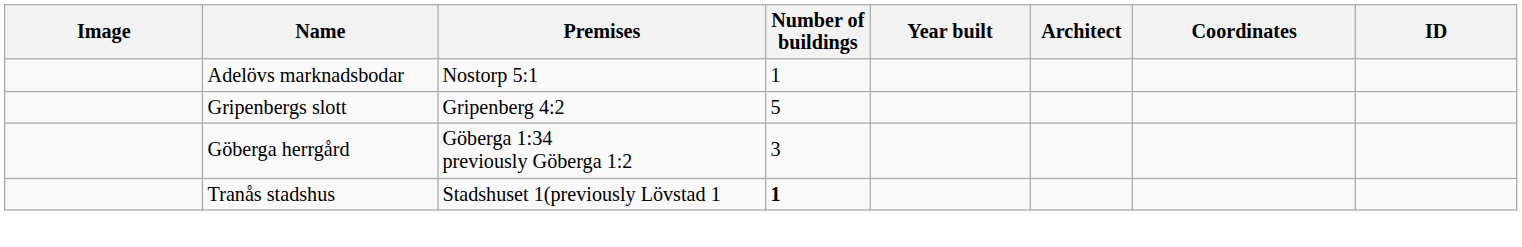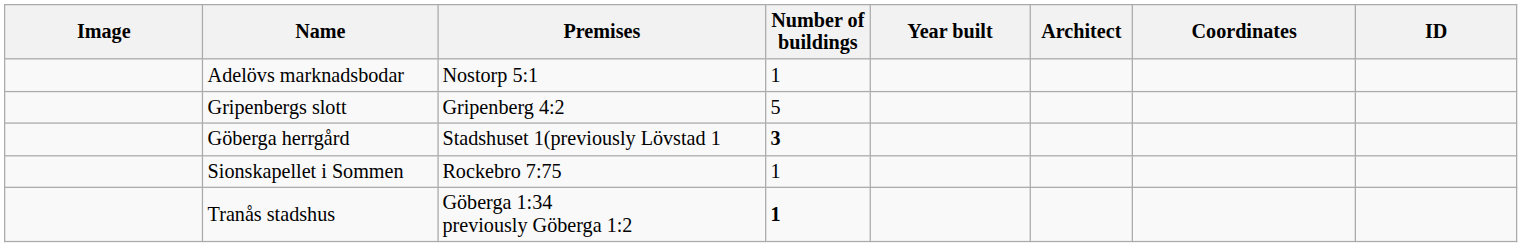(537, 150) Göberga 1:34 previously Göberga 1:2 -> (582, 139) Stadshuset 1(previously Lövstad 1
(776, 150) normal -> (776, 139) bold
+ row: (306, 171)
(582, 193) Stadshuset 1(previously Lövstad 1 -> (537, 214) Göberga 1:34 previously Göberga 1:2
